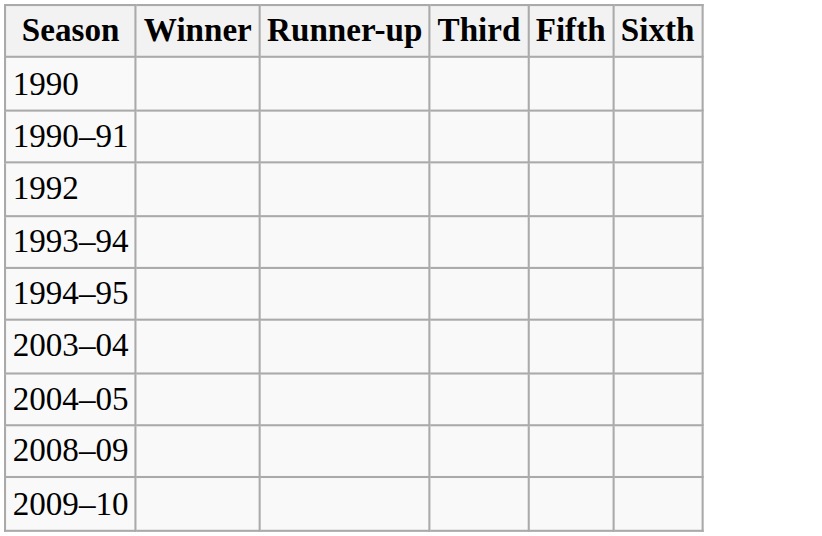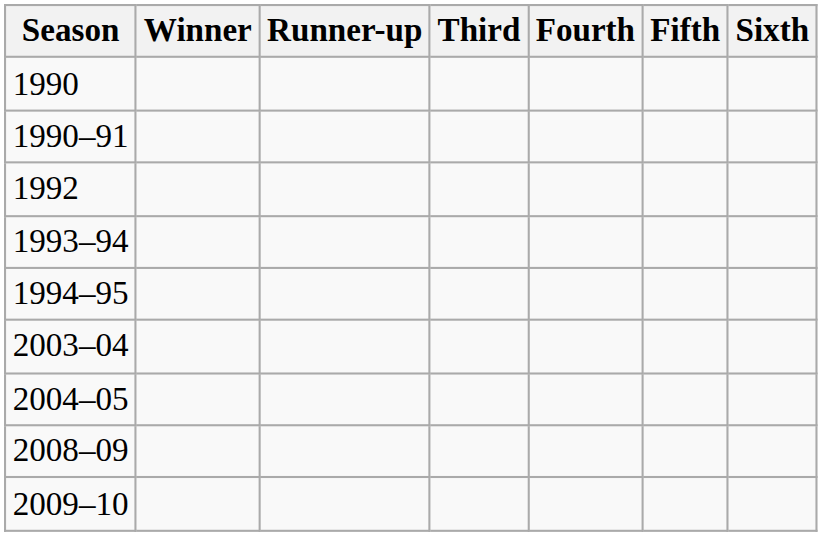+ column: (585, 30)
